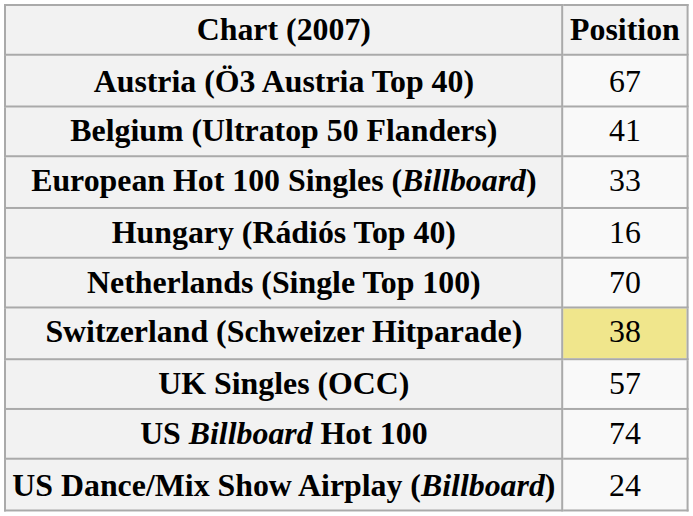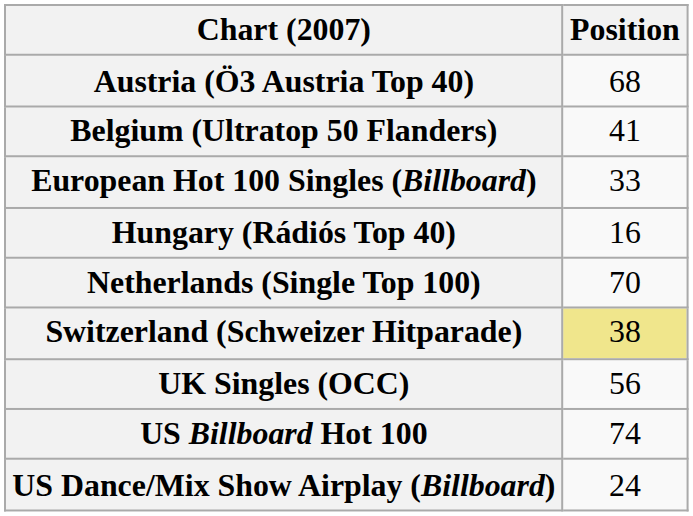(625, 80) 67 -> (625, 80) 68
(625, 383) 57 -> (625, 383) 56
